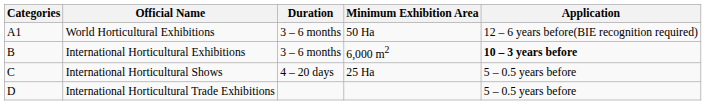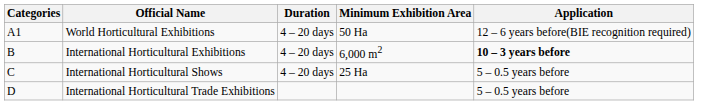(311, 32) 3 – 6 months -> (307, 32) 4 – 20 days
(311, 52) 3 – 6 months -> (307, 52) 4 – 20 days
